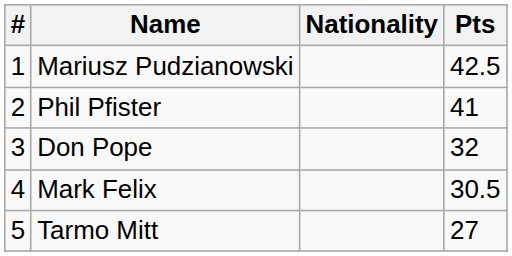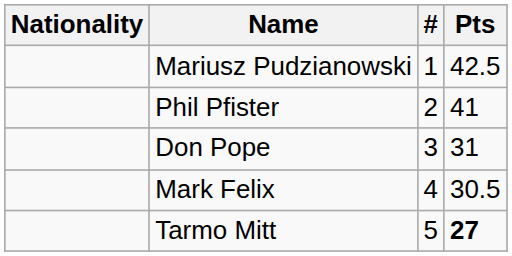columns swapped: (18, 25) <-> (372, 25)
(464, 148) 32 -> (464, 148) 31
(464, 230) normal -> (464, 230) bold
